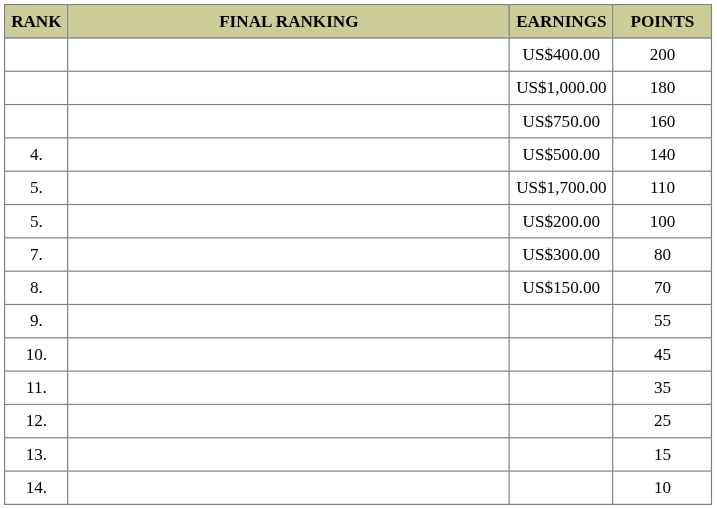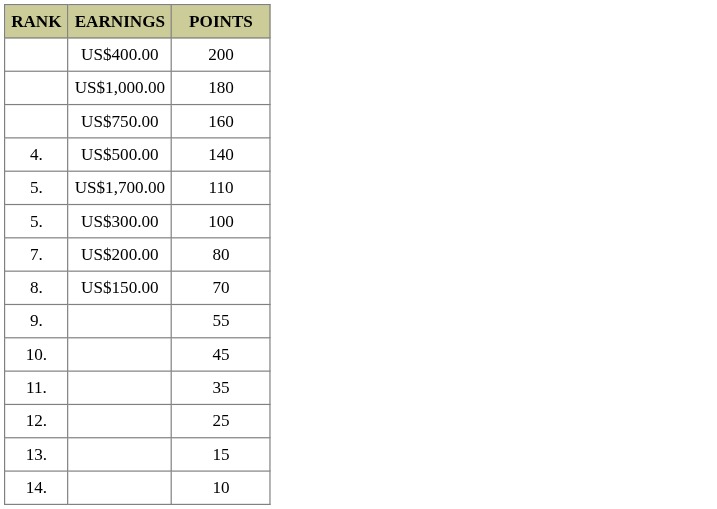- column: (289, 21)
(561, 221) US$200.00 -> (120, 221) US$300.00
(561, 254) US$300.00 -> (120, 254) US$200.00
